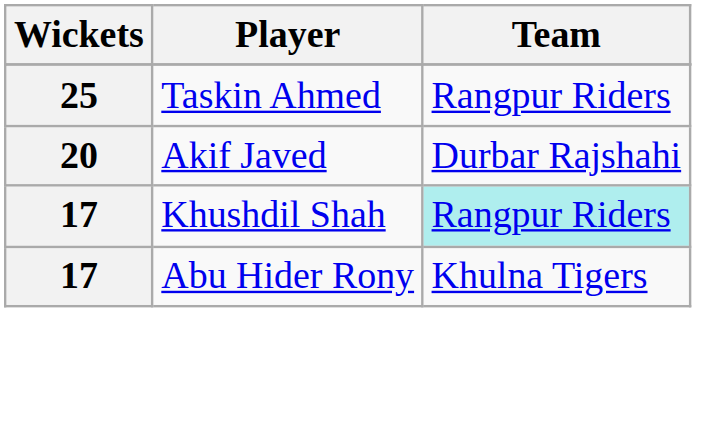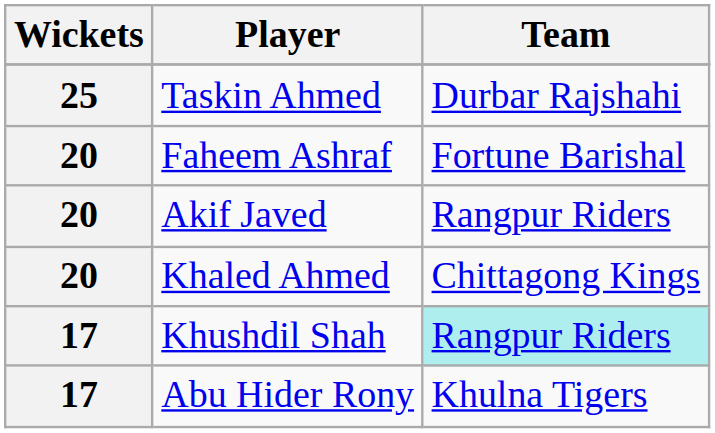(551, 94) Rangpur Riders -> (556, 94) Durbar Rajshahi
+ row: (277, 154)
(556, 154) Durbar Rajshahi -> (551, 214) Rangpur Riders
+ row: (276, 275)
